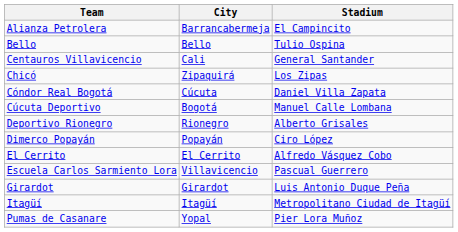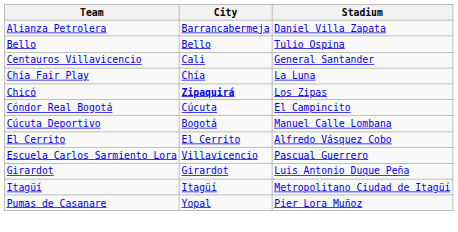(312, 28) El Campincito -> (330, 28) Daniel Villa Zapata
+ row: (48, 76)
(208, 76) normal -> (208, 92) bold
(330, 92) Daniel Villa Zapata -> (312, 108) El Campincito
- row: (60, 124)
- row: (51, 139)
